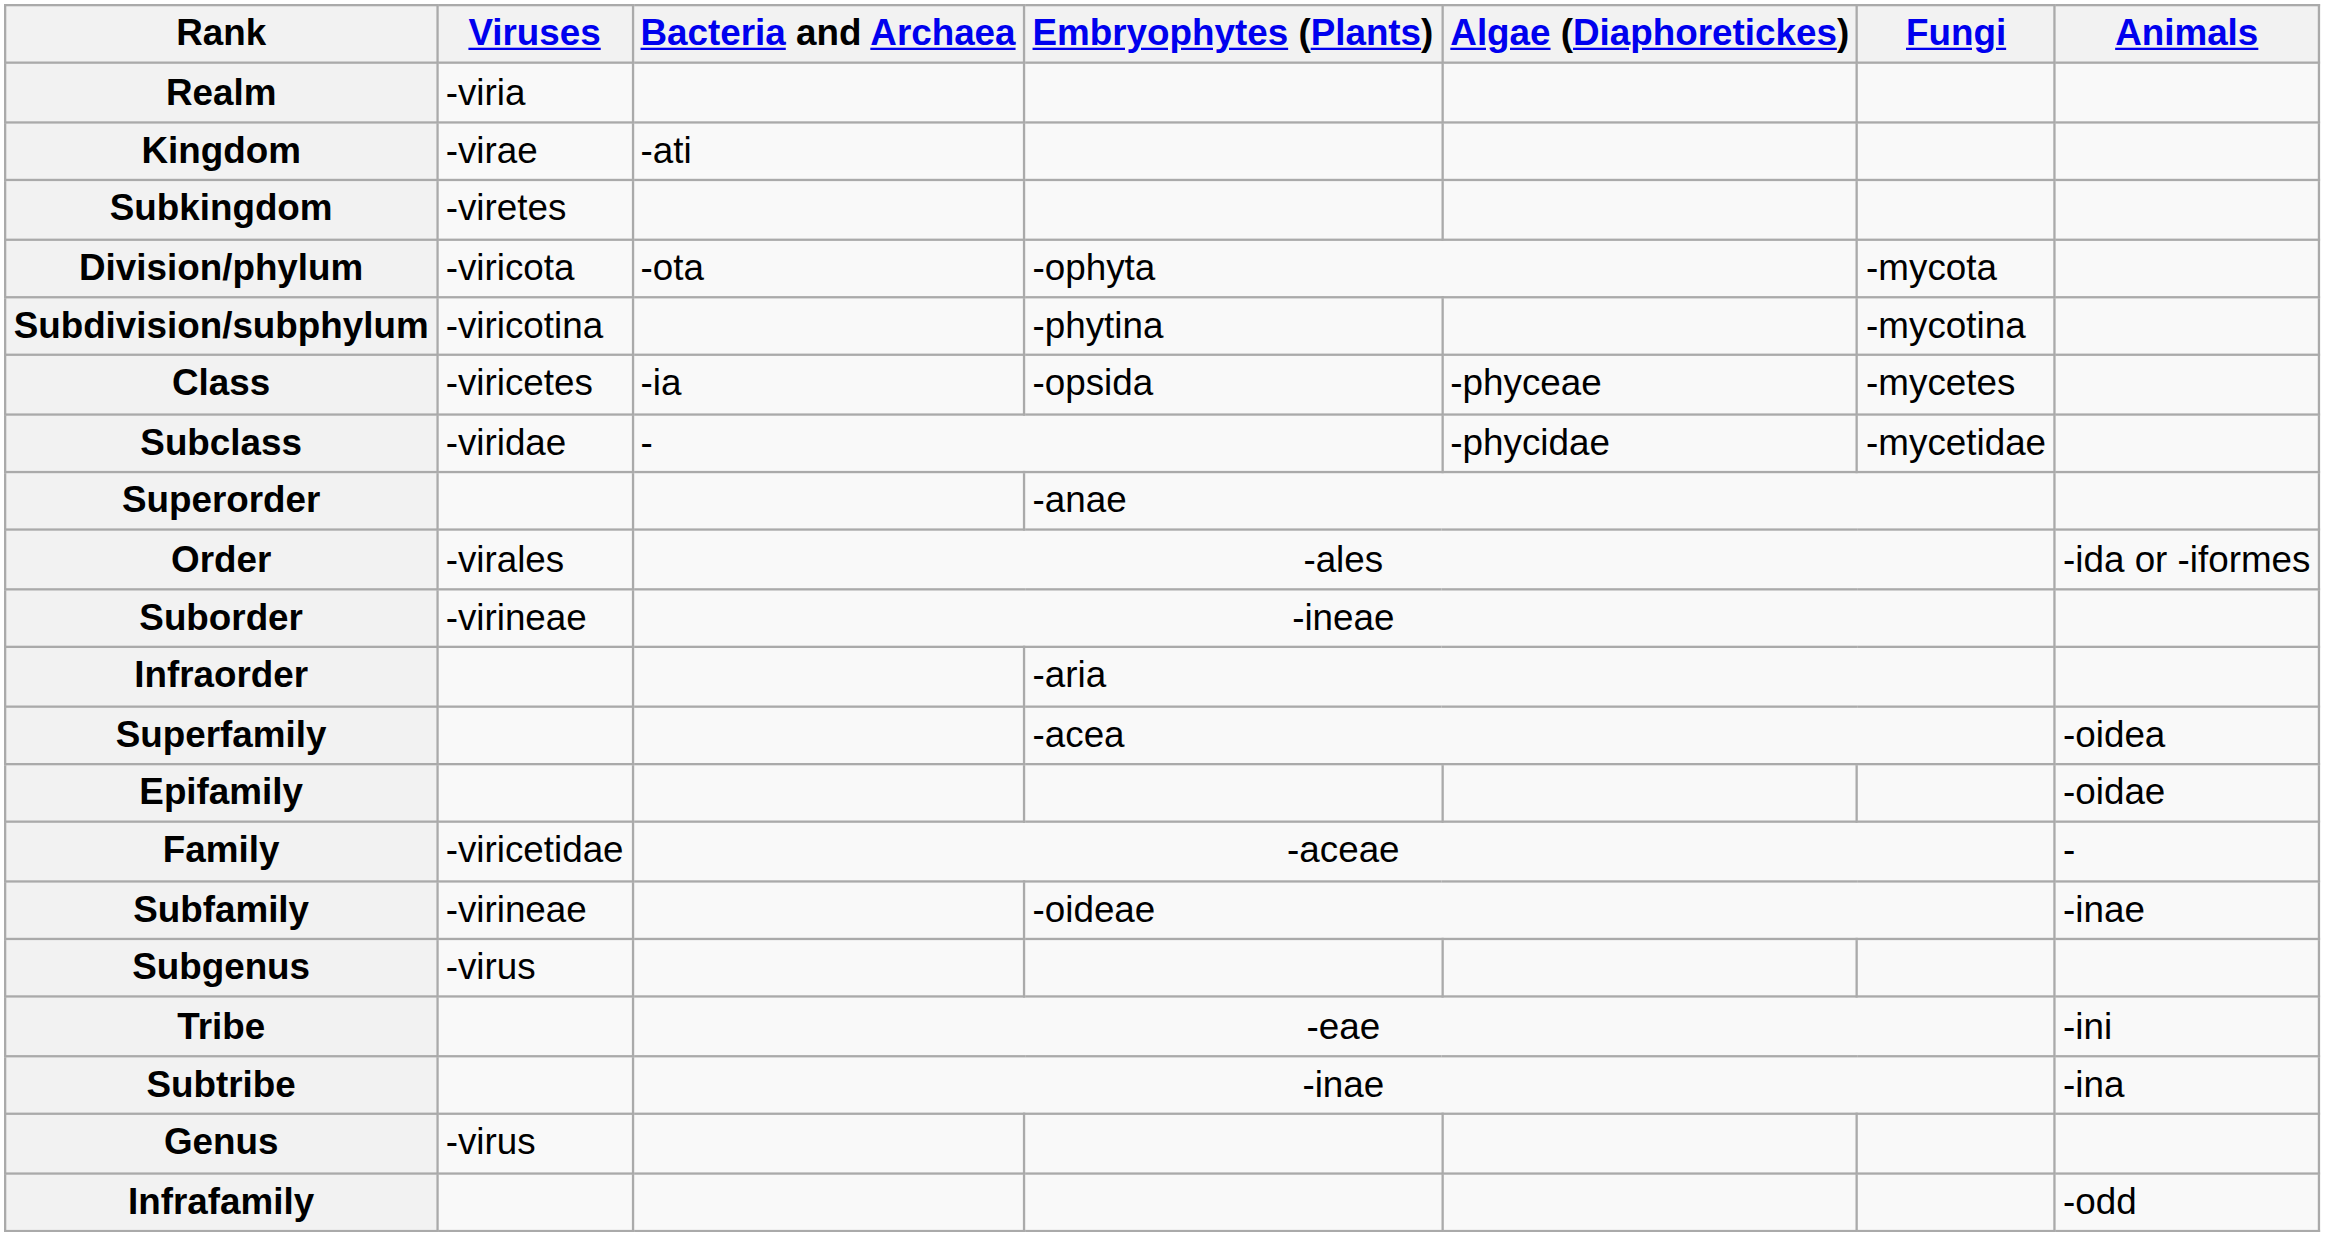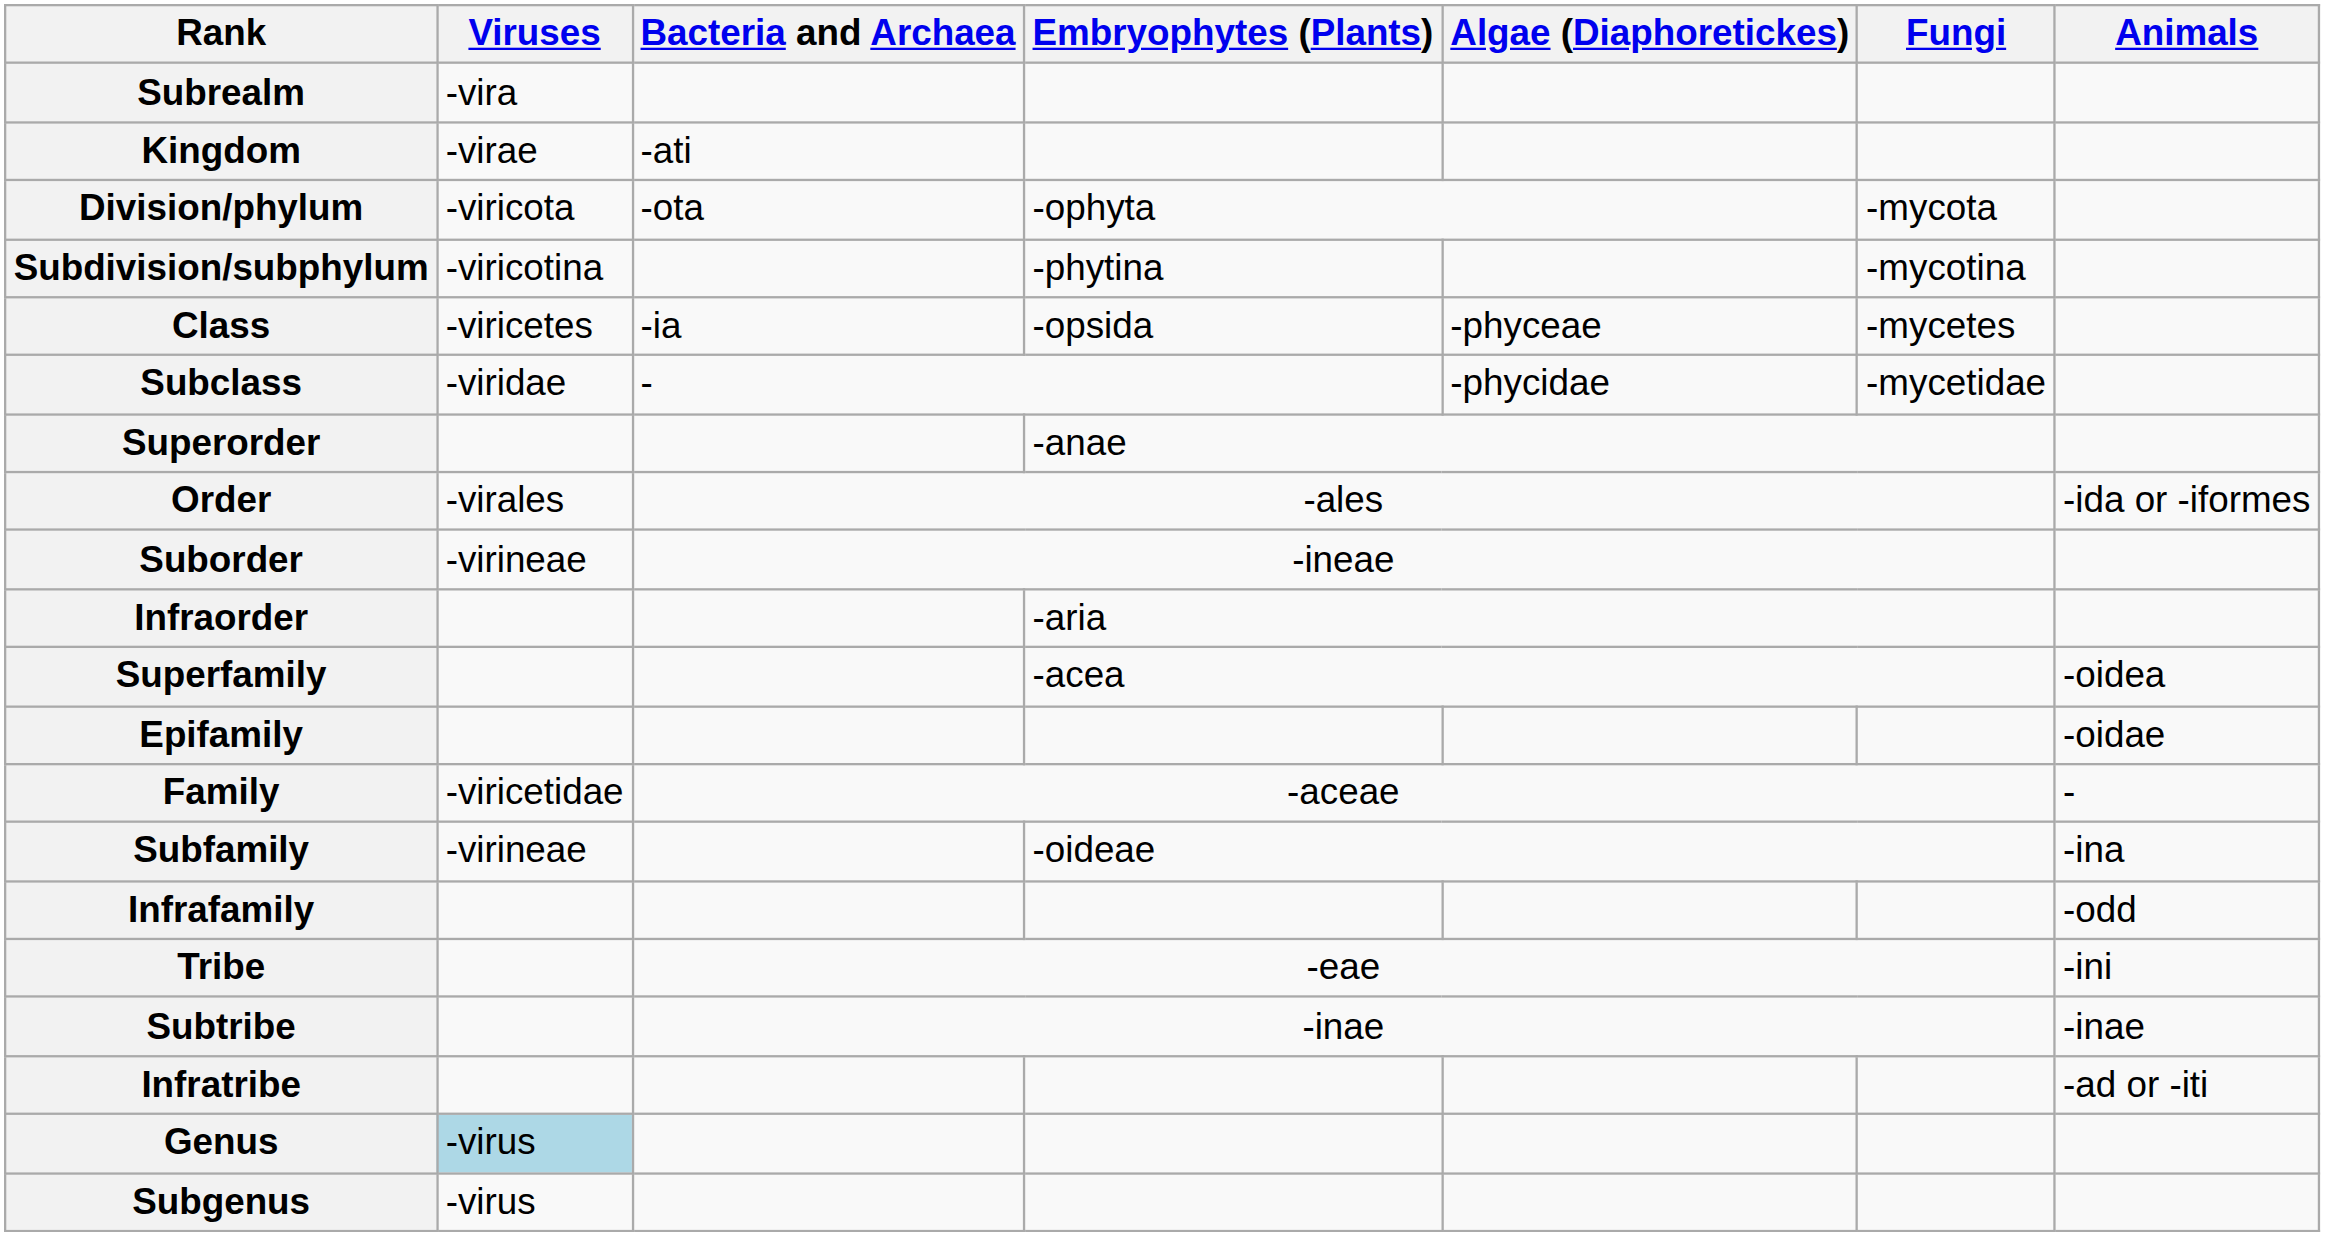- row: (221, 92)
+ row: (221, 92)
- row: (221, 208)
(2104, 909) -inae -> (2094, 850) -ina
rows swapped: (221, 1200) <-> (221, 967)
(2094, 1084) -ina -> (2104, 1025) -inae
+ row: (221, 1084)
(491, 1142) no background -> (491, 1142) lightblue background
